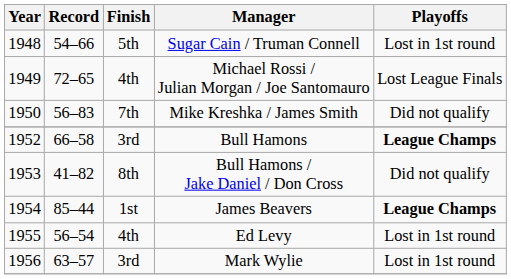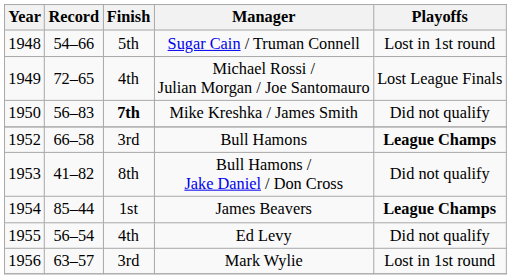(128, 113) normal -> (128, 113) bold
(440, 235) Lost in 1st round -> (440, 235) Did not qualify
